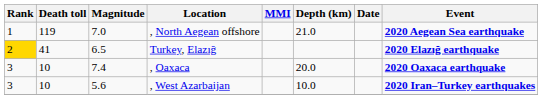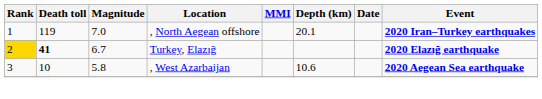(306, 31) 21.0 -> (306, 31) 20.1
(454, 31) 2020 Aegean Sea earthquake -> (460, 31) 2020 Iran–Turkey earthquakes
(44, 49) normal -> (44, 49) bold
(99, 49) 6.5 -> (99, 49) 6.7
- row: (170, 67)
(99, 85) 5.6 -> (99, 67) 5.8
(306, 85) 10.0 -> (306, 67) 10.6
(460, 85) 2020 Iran–Turkey earthquakes -> (454, 67) 2020 Aegean Sea earthquake
